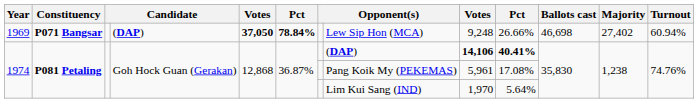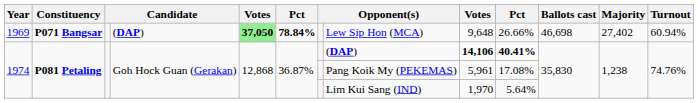(257, 32) no background -> (257, 32) lightgreen background
(481, 32) 9,248 -> (481, 32) 9,648
